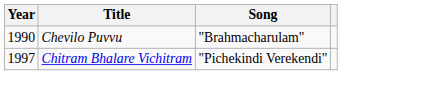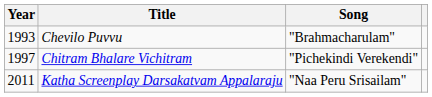(21, 37) 1990 -> (21, 37) 1993
+ row: (162, 80)
